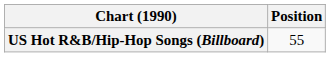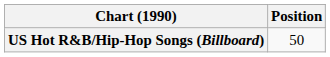(297, 39) 55 -> (297, 39) 50
